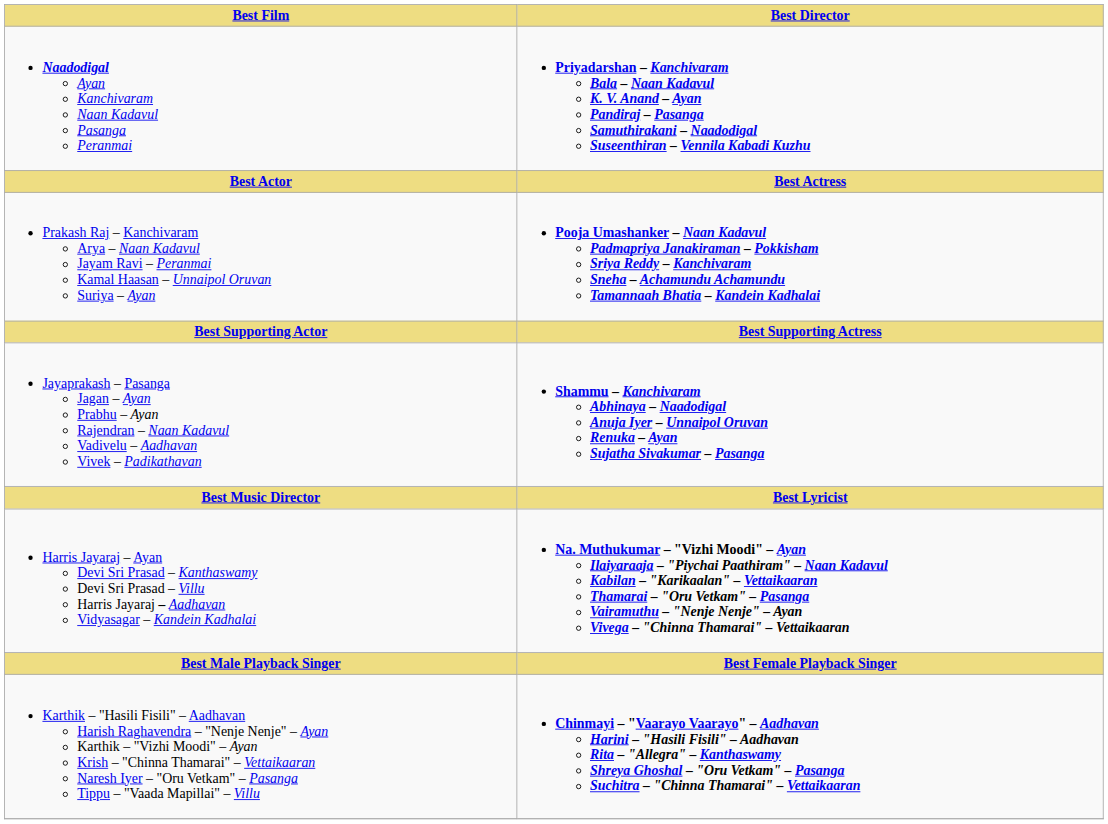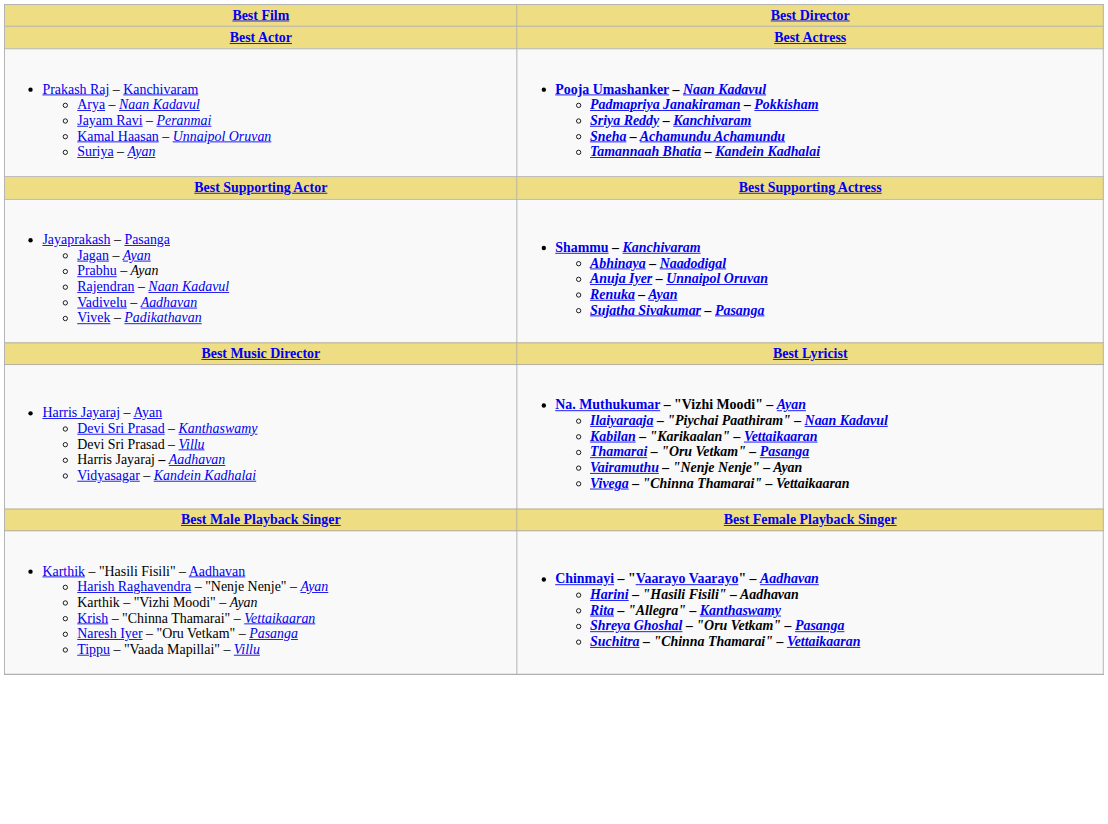- row: (261, 106)
